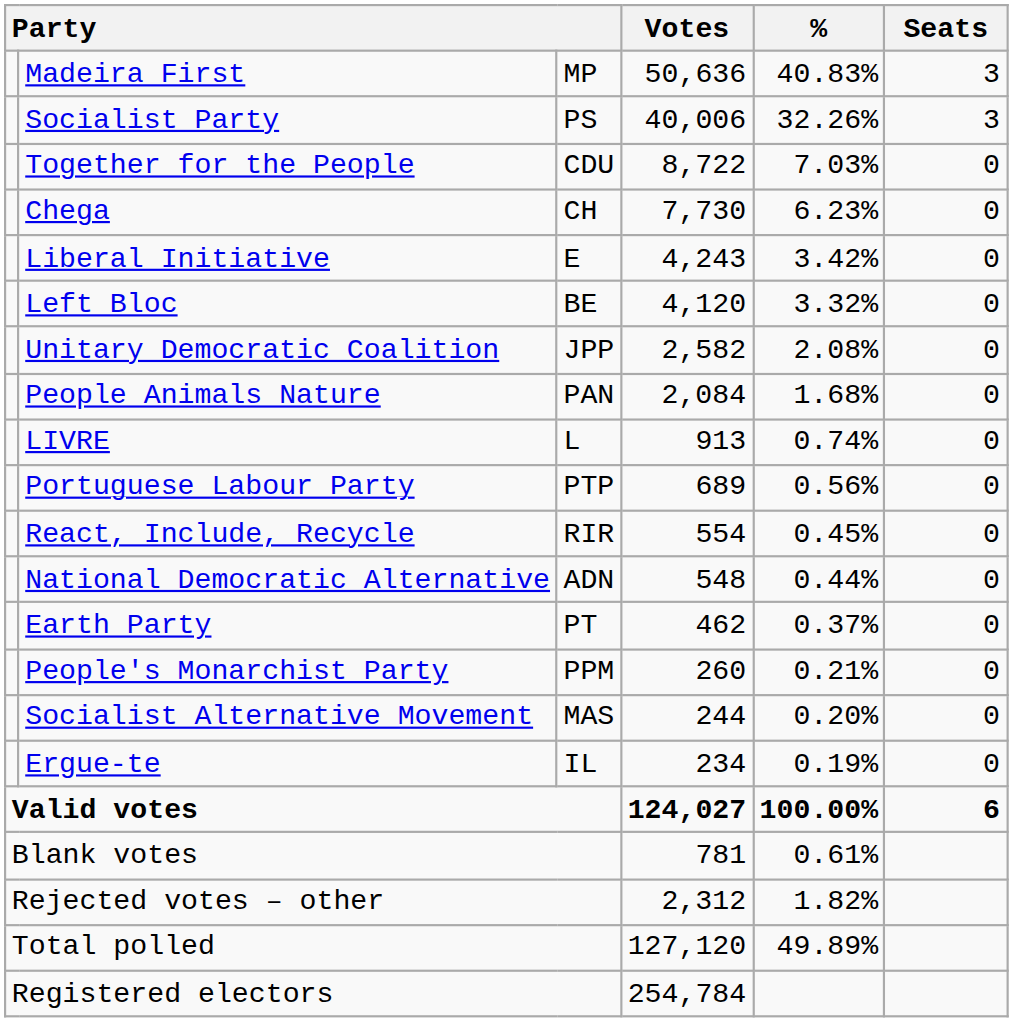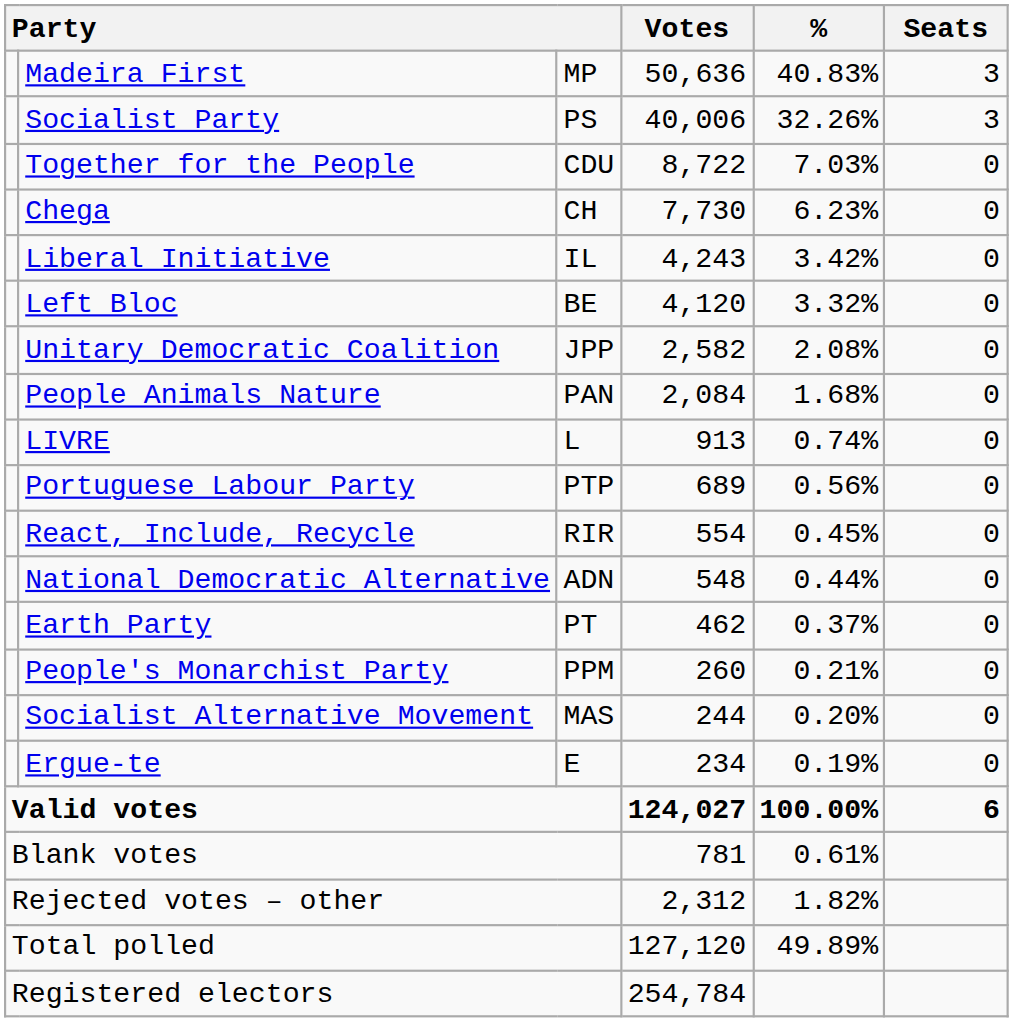(572, 258) E -> (580, 258) IL
(580, 764) IL -> (572, 764) E
